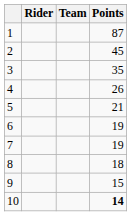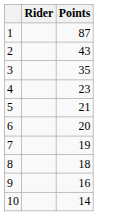- column: (73, 13)
(118, 51) 45 -> (84, 51) 43
(118, 88) 26 -> (84, 88) 23
(118, 126) 19 -> (84, 126) 20
(118, 182) 15 -> (84, 182) 16
(118, 201) bold -> (84, 201) normal
